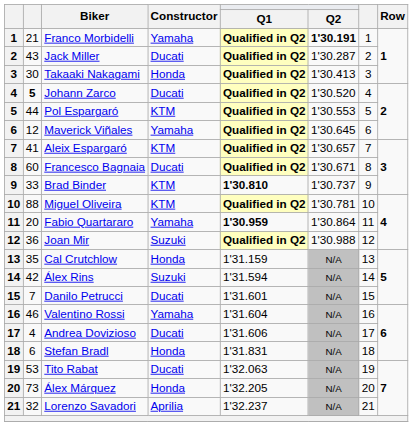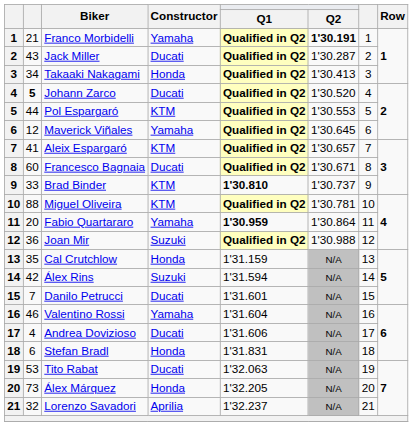(32, 74) 30 -> (32, 74) 34
